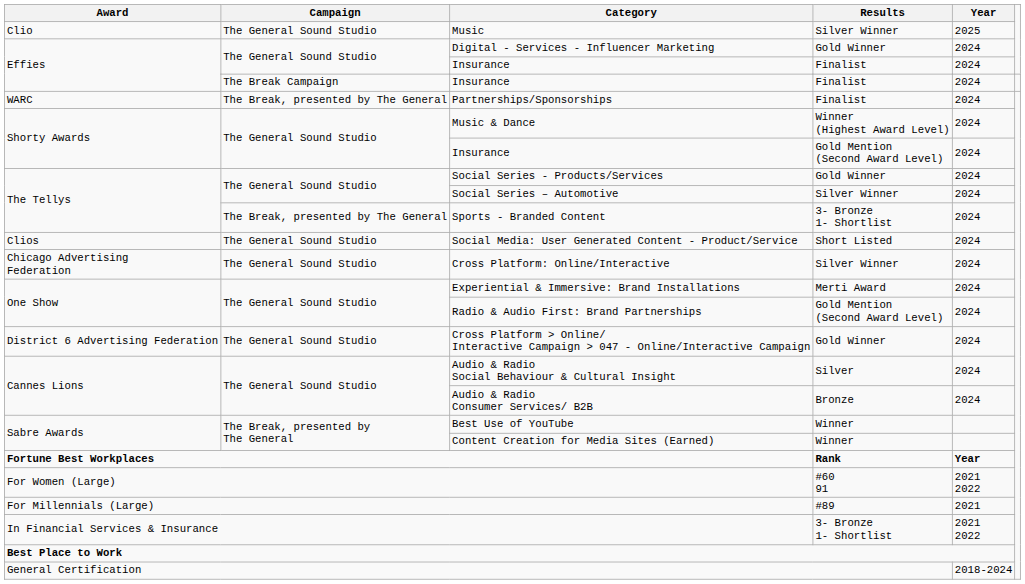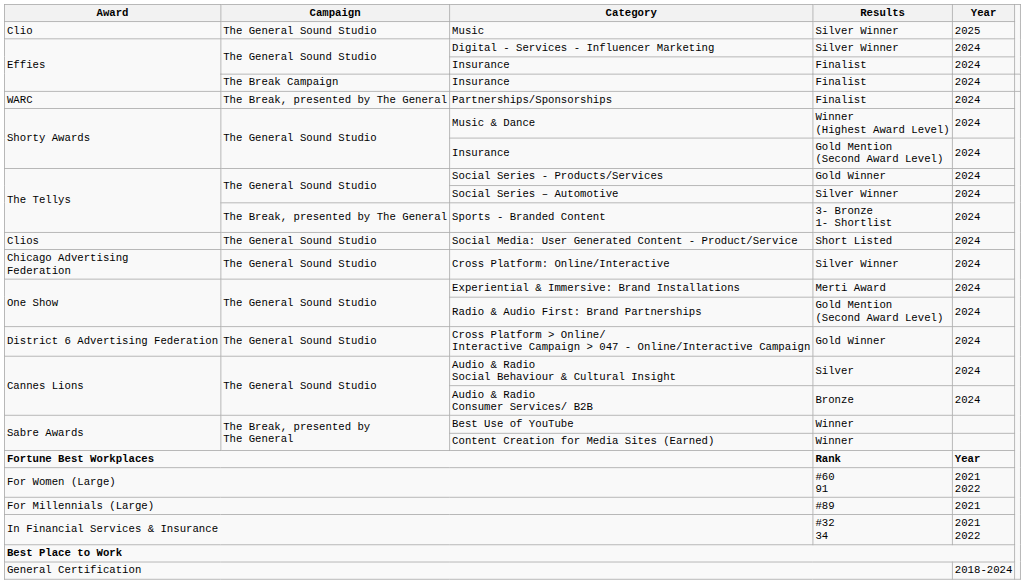(851, 48) Gold Winner -> (857, 48) Silver Winner
(854, 530) 3- Bronze 1- Shortlist -> (825, 530) #32 34
